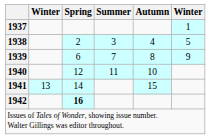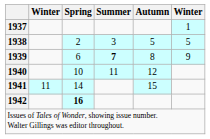(152, 41) 4 -> (152, 41) 5
(114, 56) normal -> (114, 56) bold
(78, 71) 12 -> (78, 71) 10
(152, 71) 10 -> (152, 71) 12
(46, 86) 13 -> (46, 86) 11
